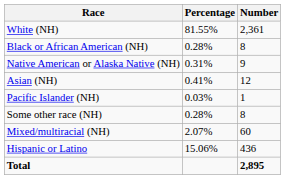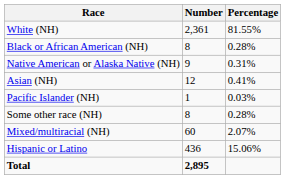columns swapped: (259, 13) <-> (210, 13)
